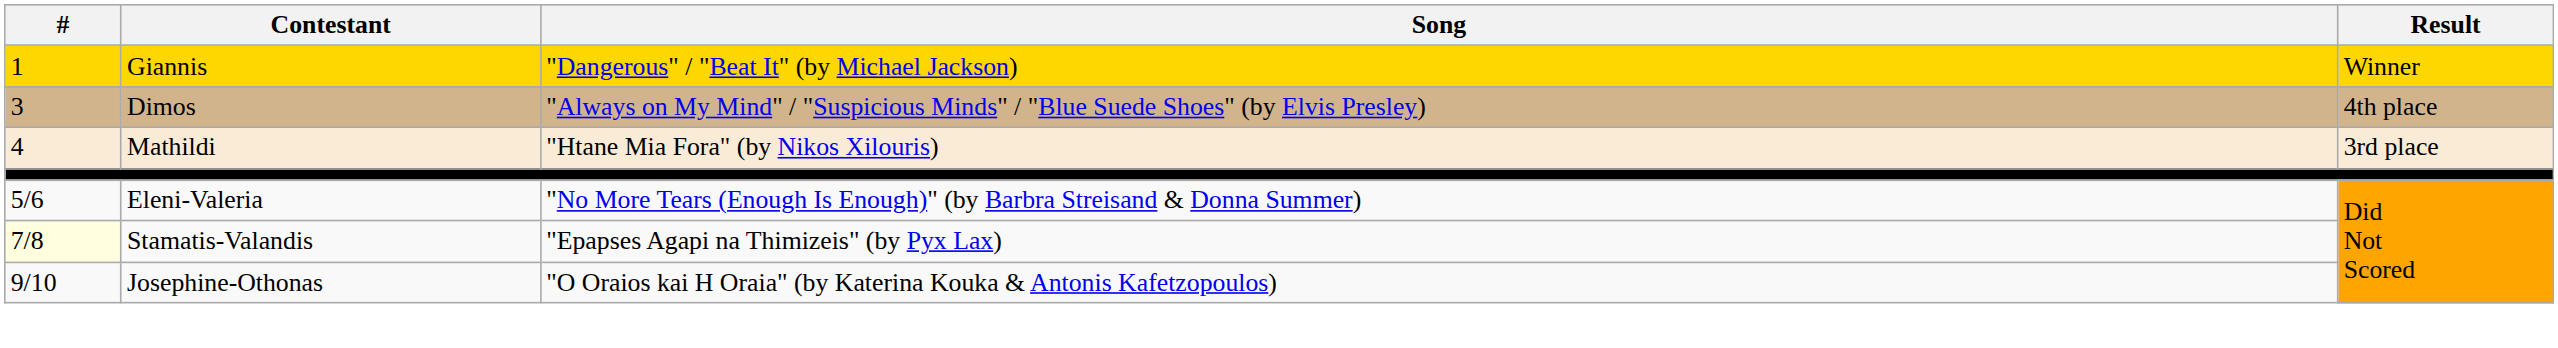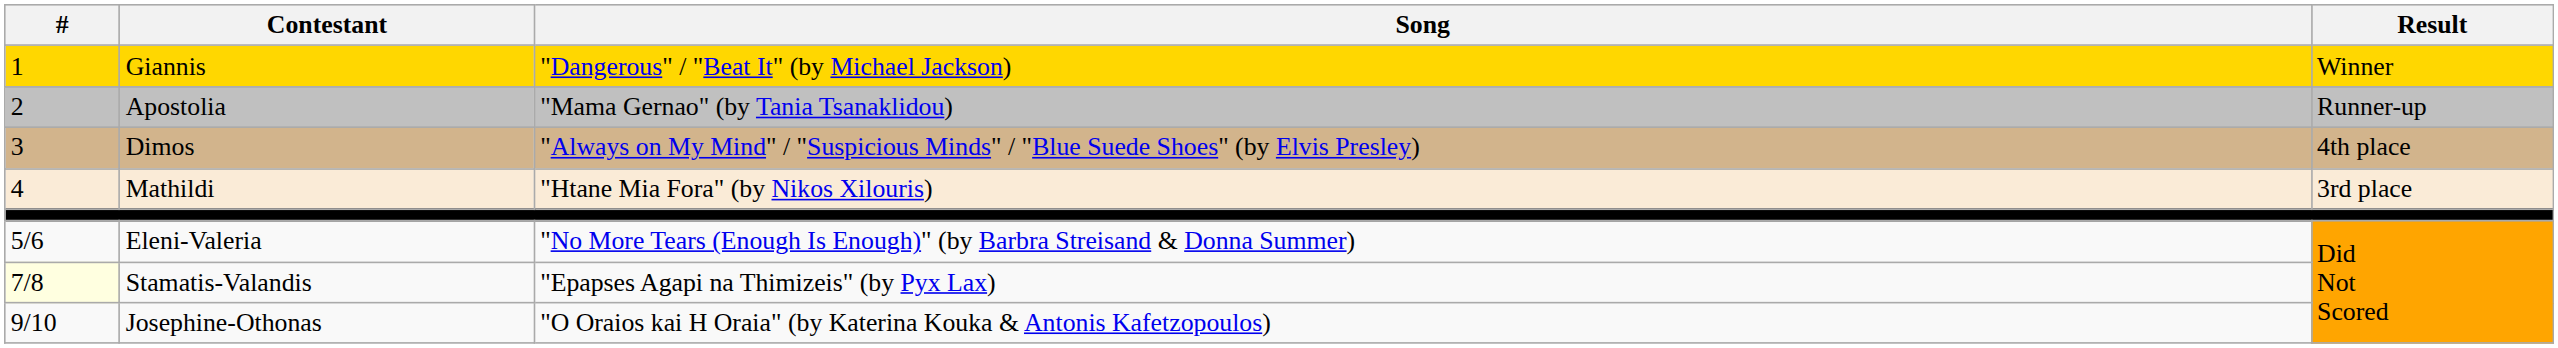+ row: (176, 106)
